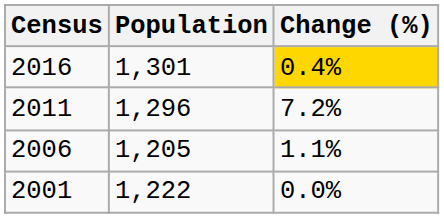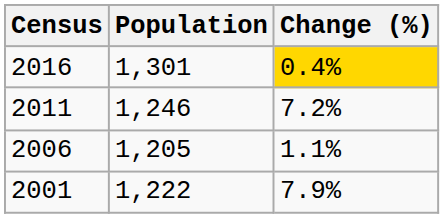(153, 109) 1,296 -> (153, 109) 1,246
(311, 192) 0.0% -> (311, 192) 7.9%
